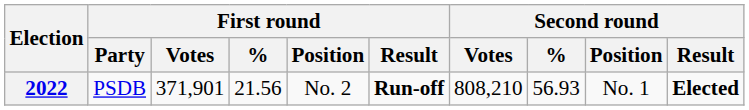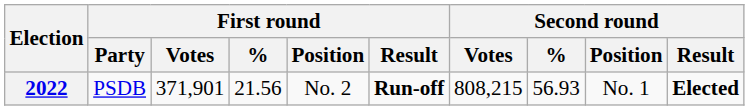(488, 88) 808,210 -> (488, 88) 808,215
